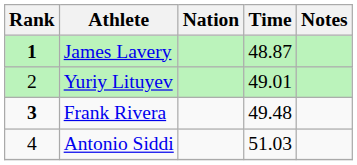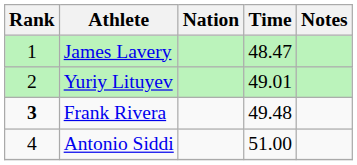(32, 50) bold -> (32, 50) normal
(270, 50) 48.87 -> (270, 50) 48.47
(270, 143) 51.03 -> (270, 143) 51.00
